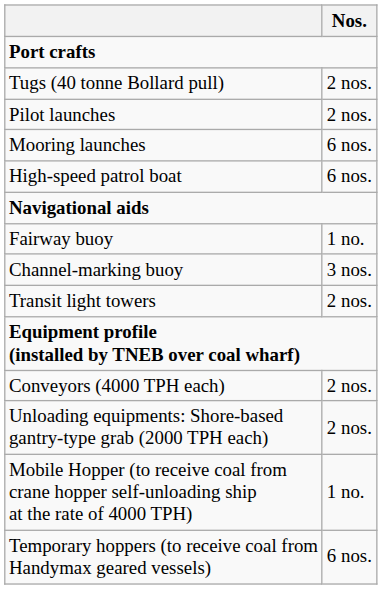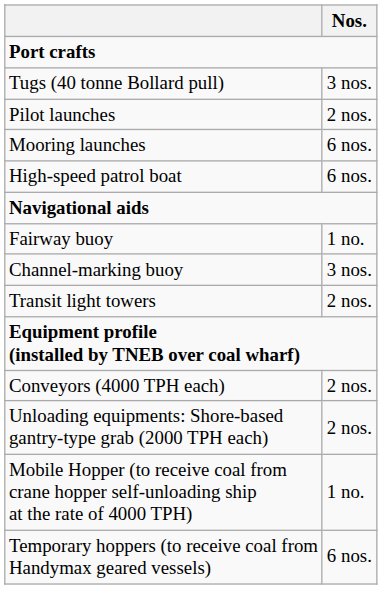(349, 83) 2 nos. -> (349, 83) 3 nos.
